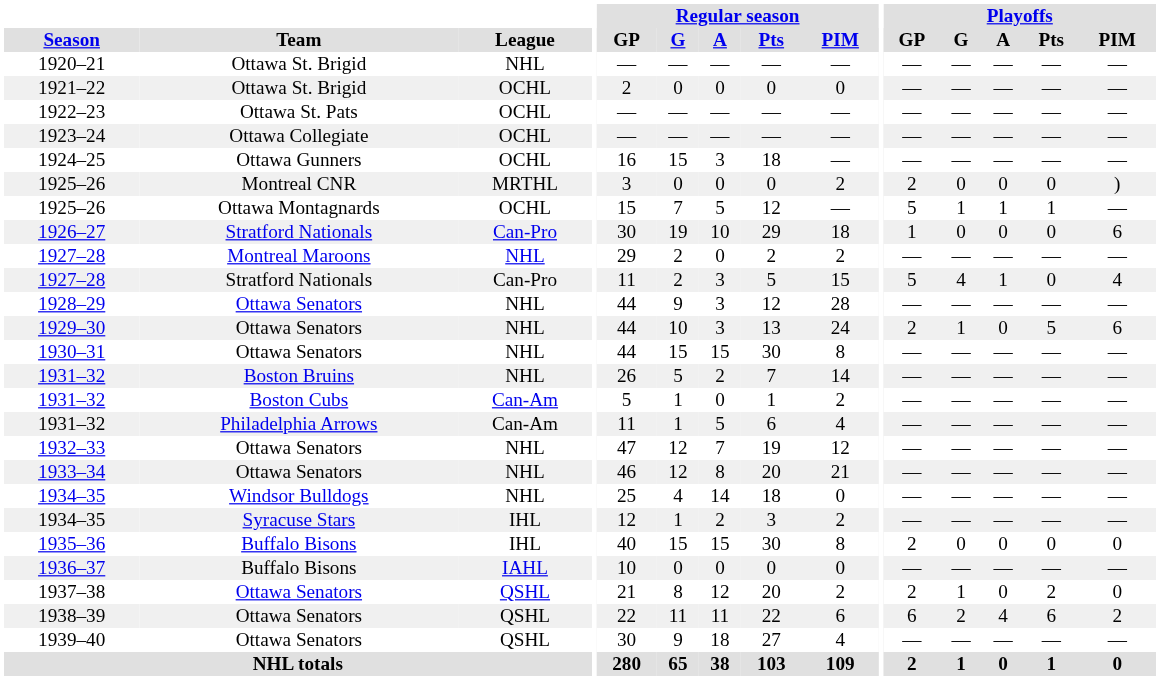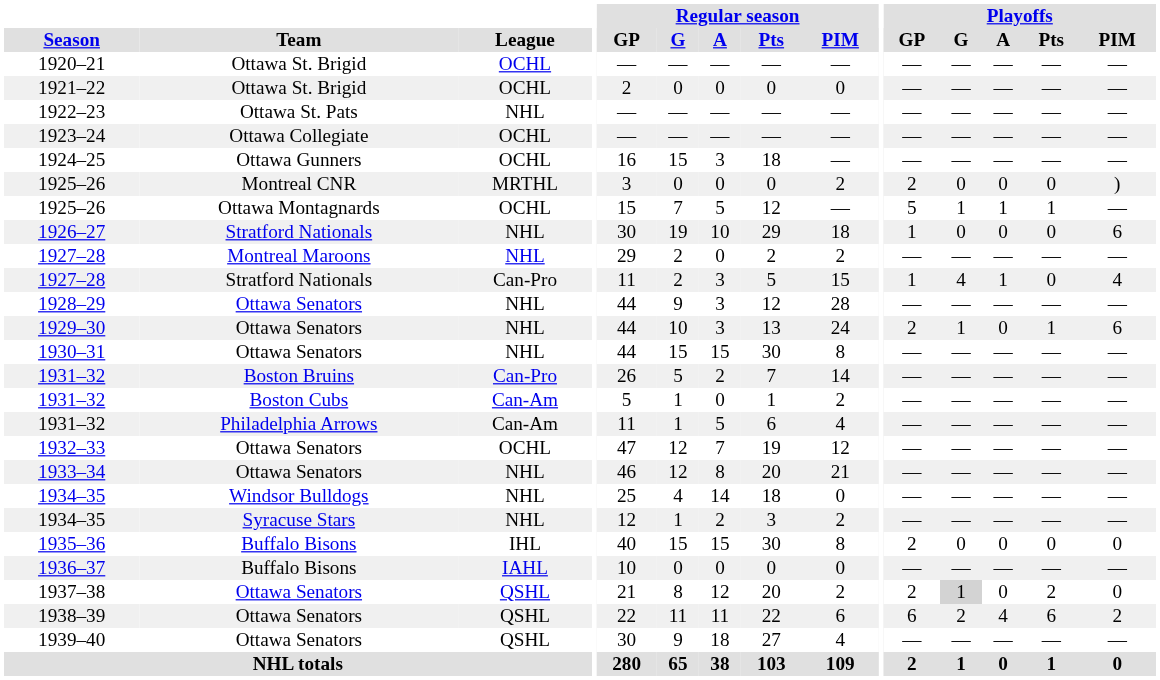(525, 63) NHL -> (525, 63) OCHL
(525, 111) OCHL -> (525, 111) NHL
(525, 231) Can-Pro -> (525, 231) NHL
(912, 279) 5 -> (912, 279) 1
(1051, 327) 5 -> (1051, 327) 1
(525, 375) NHL -> (525, 375) Can-Pro
(525, 447) NHL -> (525, 447) OCHL
(525, 519) IHL -> (525, 519) NHL
(961, 591) no background -> (961, 591) lightgrey background
